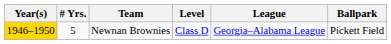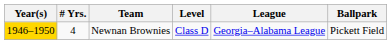(73, 31) 5 -> (73, 31) 4
